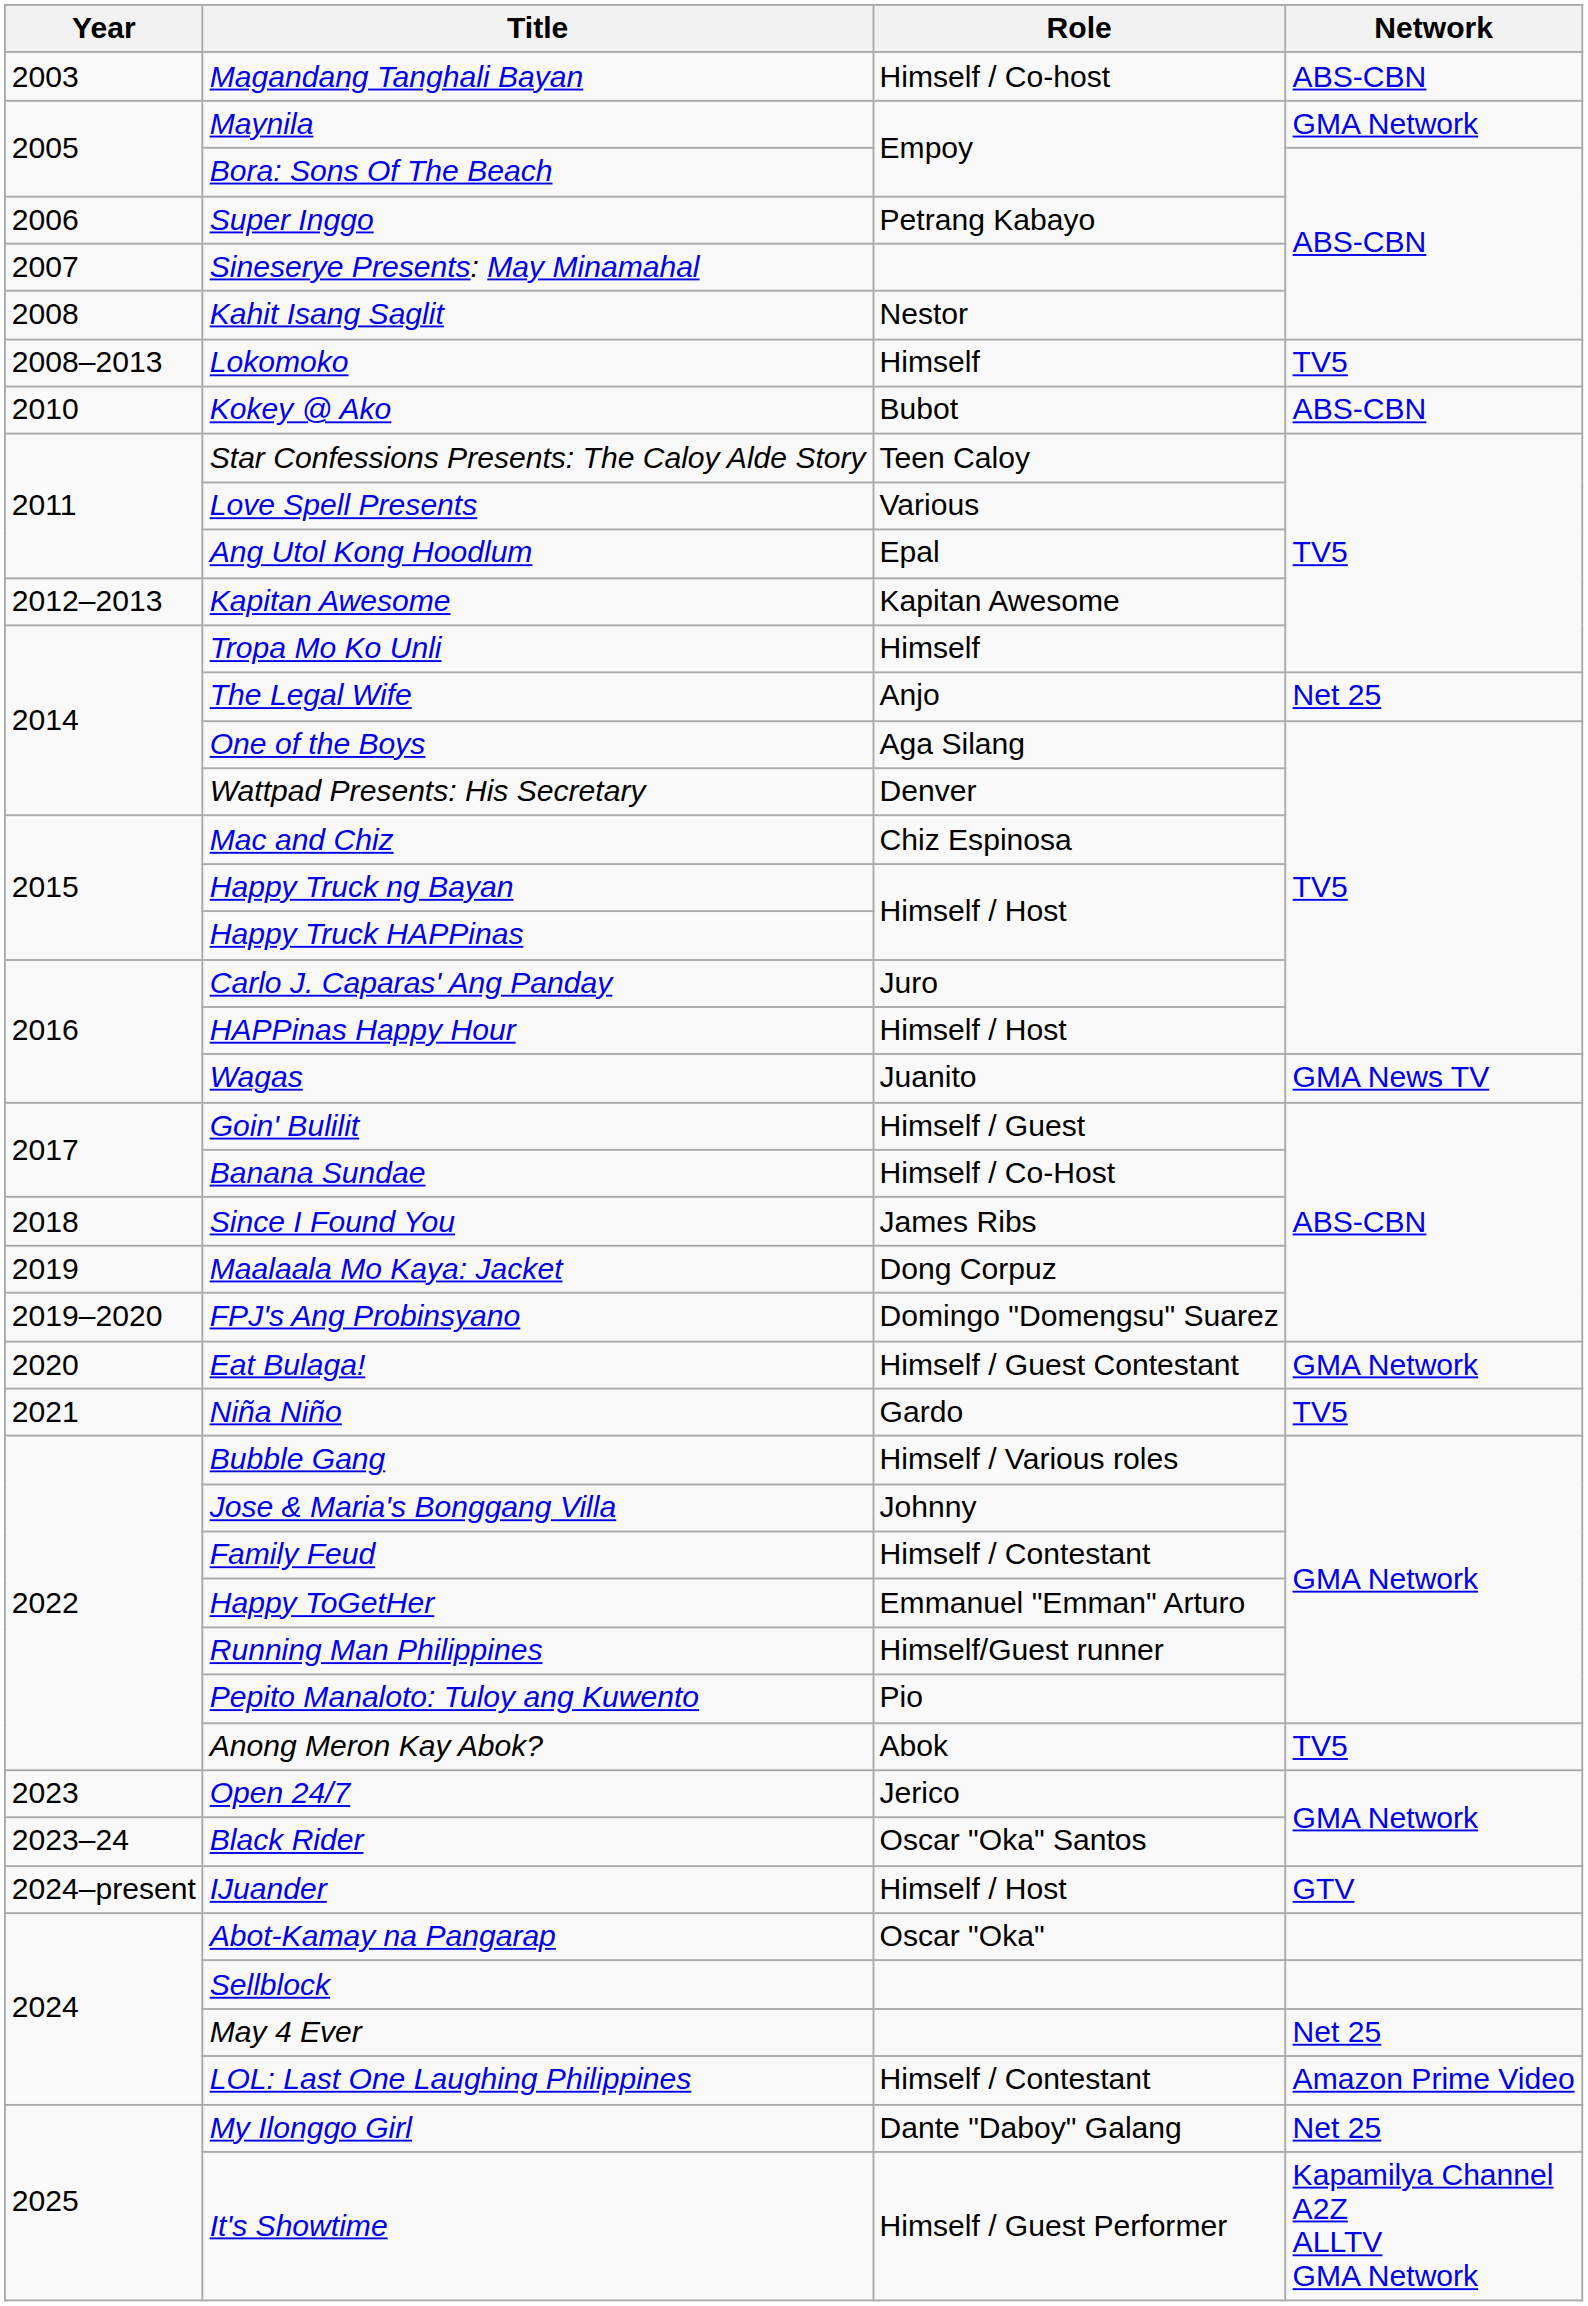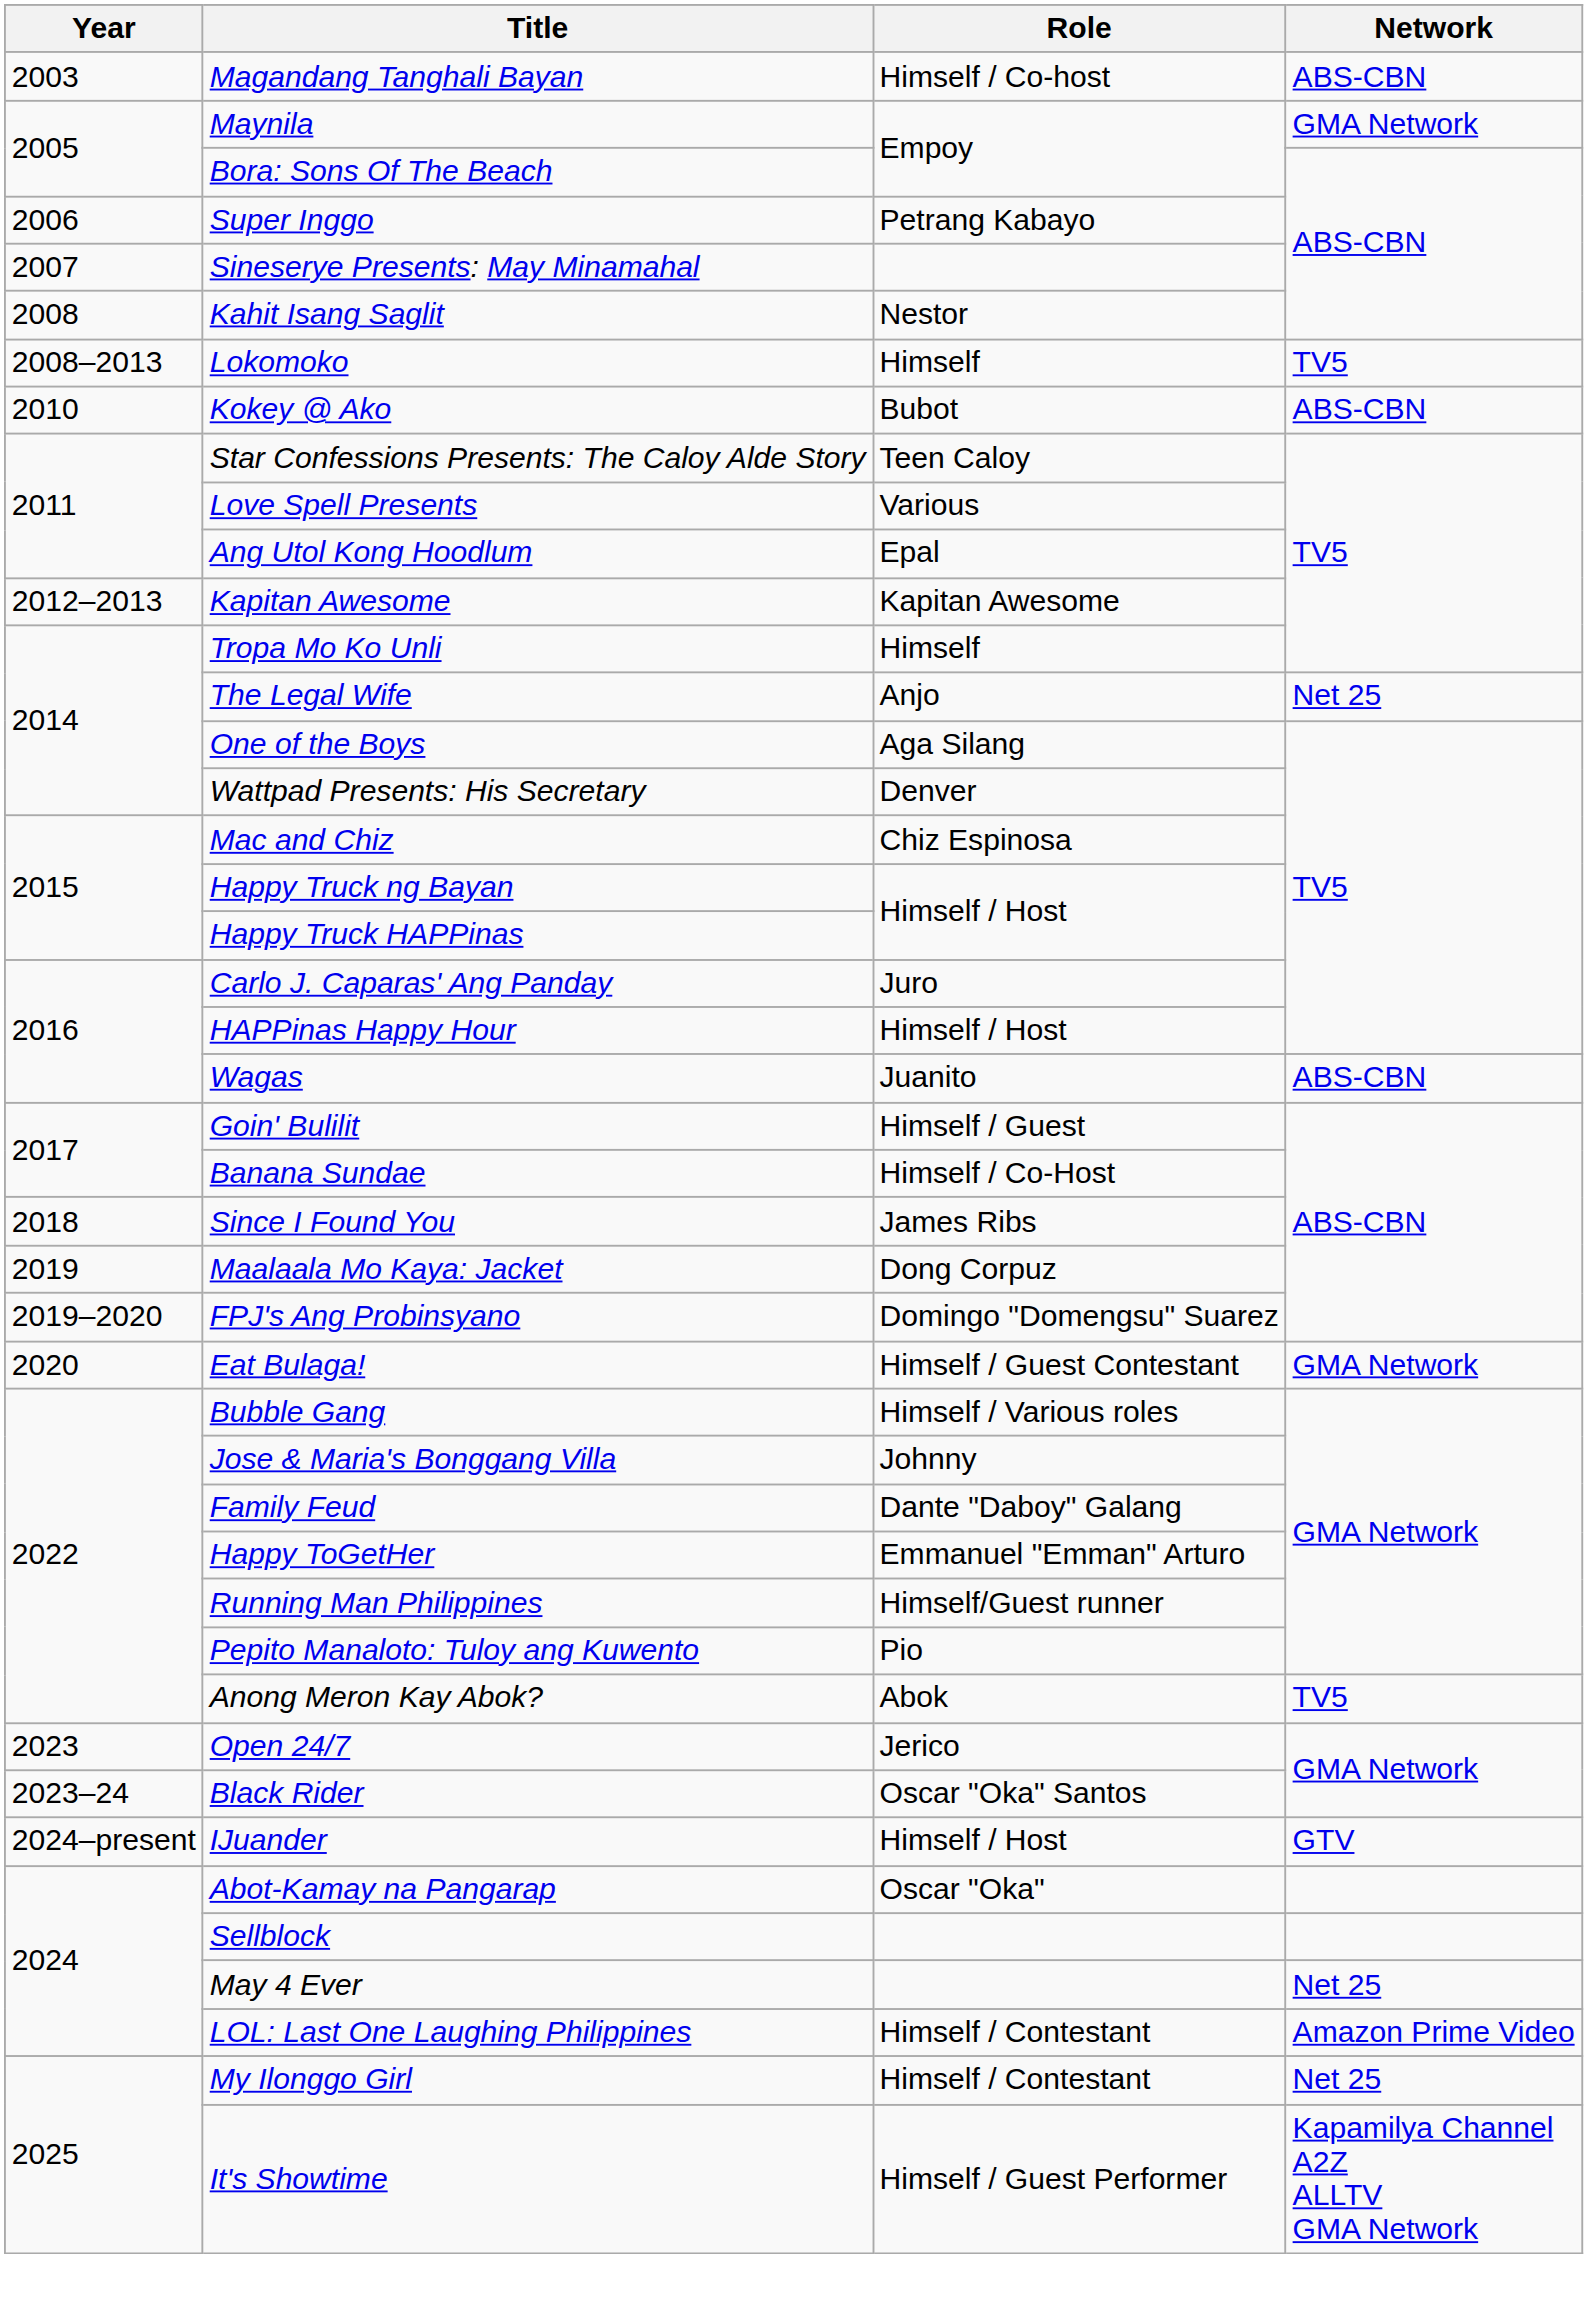(1391, 1077) GMA News TV -> (1359, 1077) ABS-CBN
- row: (276, 1411)
(1015, 1554) Himself / Contestant -> (1031, 1507) Dante "Daboy" Galang
(1031, 2127) Dante "Daboy" Galang -> (1015, 2079) Himself / Contestant
